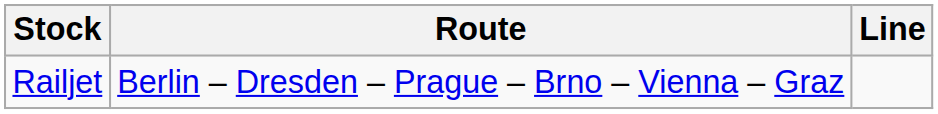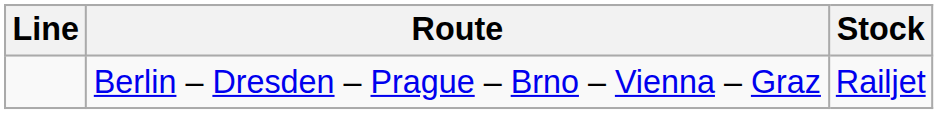columns swapped: (892, 30) <-> (57, 30)
